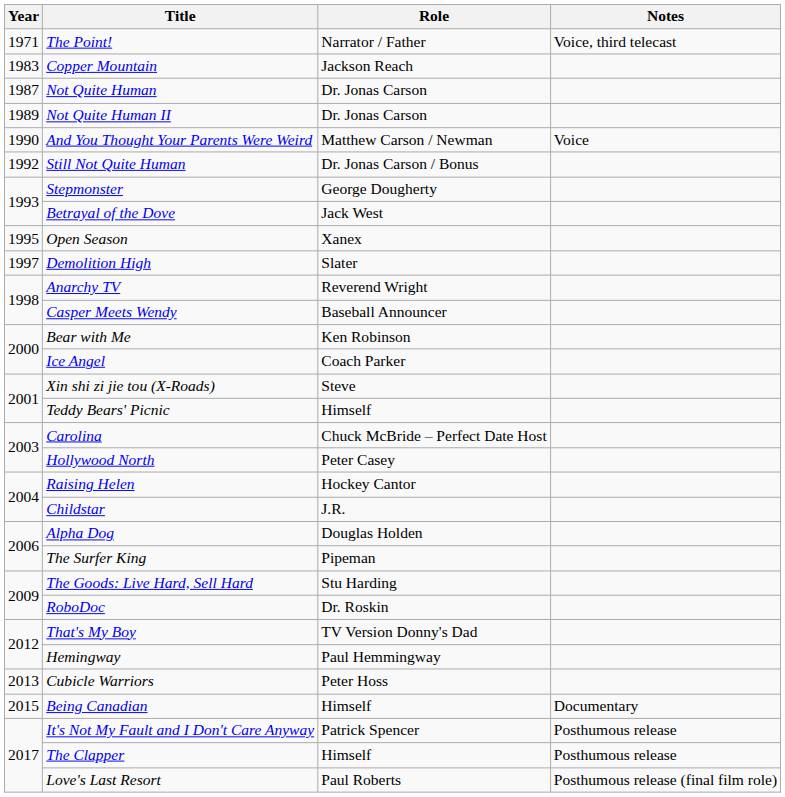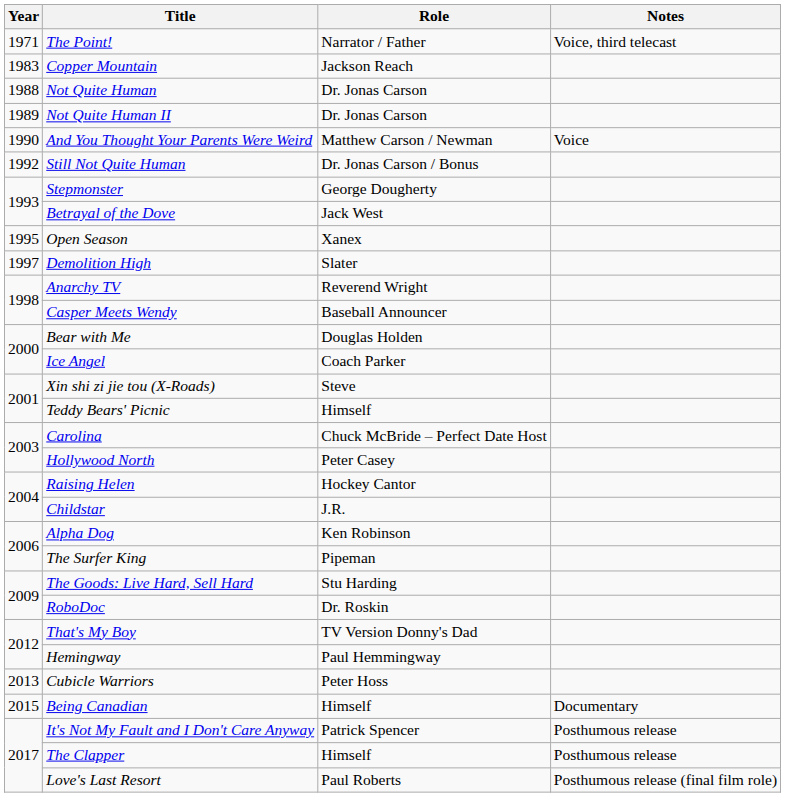(24, 90) 1987 -> (24, 90) 1988
(366, 336) Ken Robinson -> (372, 336) Douglas Holden
(372, 533) Douglas Holden -> (366, 533) Ken Robinson
